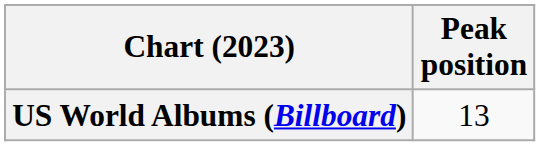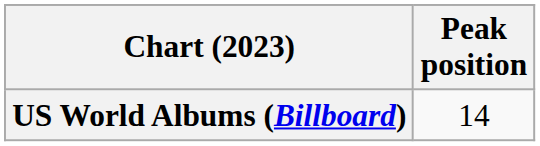(474, 114) 13 -> (474, 114) 14
